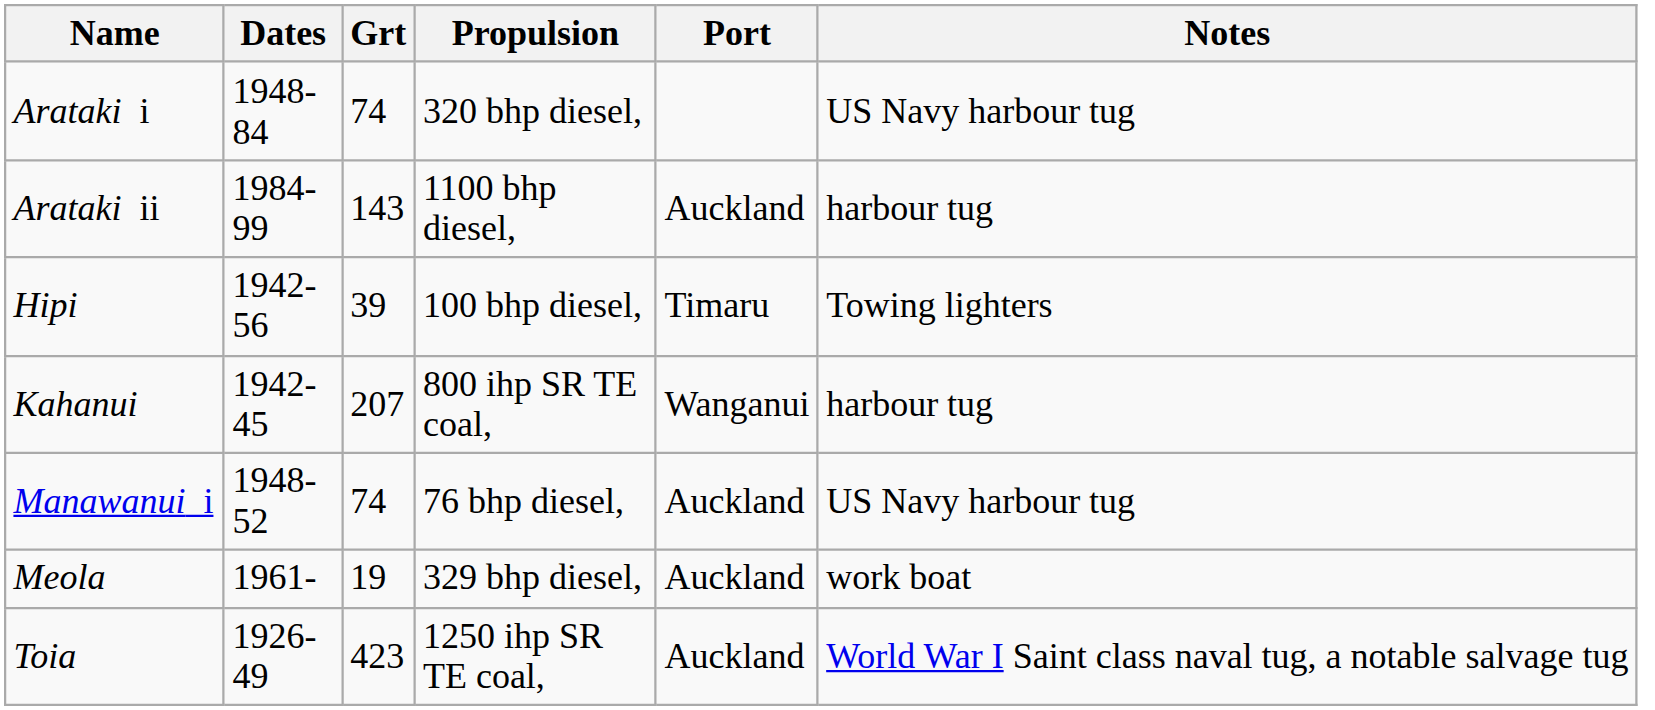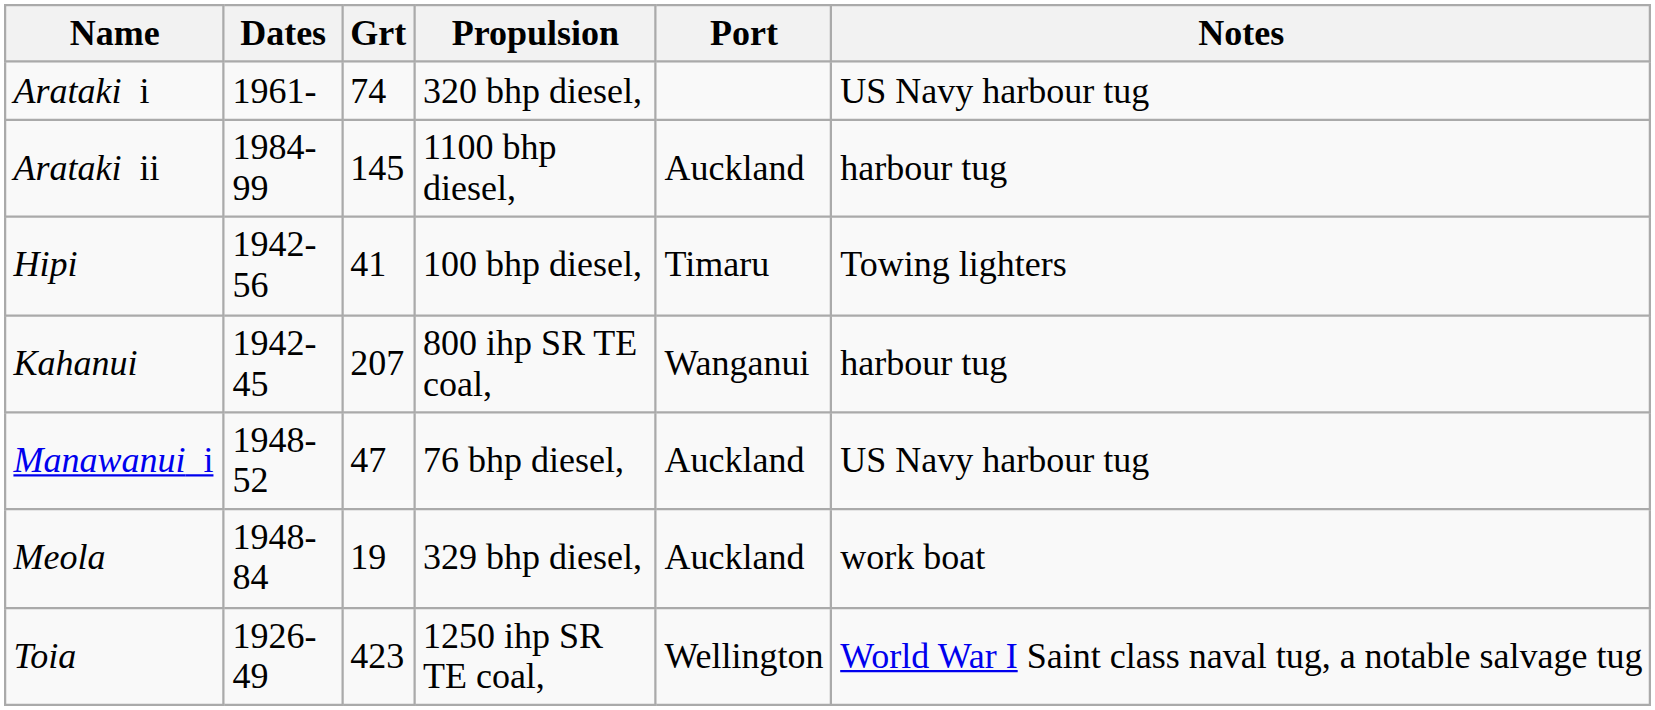(275, 110) 1948-84 -> (275, 90) 1961-
(377, 207) 143 -> (377, 167) 145
(368, 305) 39 -> (368, 265) 41
(368, 500) 74 -> (368, 460) 47
(275, 578) 1961- -> (275, 557) 1948-84
(734, 655) Auckland -> (744, 655) Wellington
